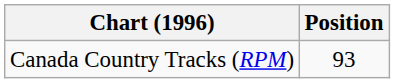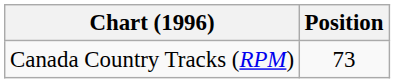(344, 58) 93 -> (344, 58) 73
